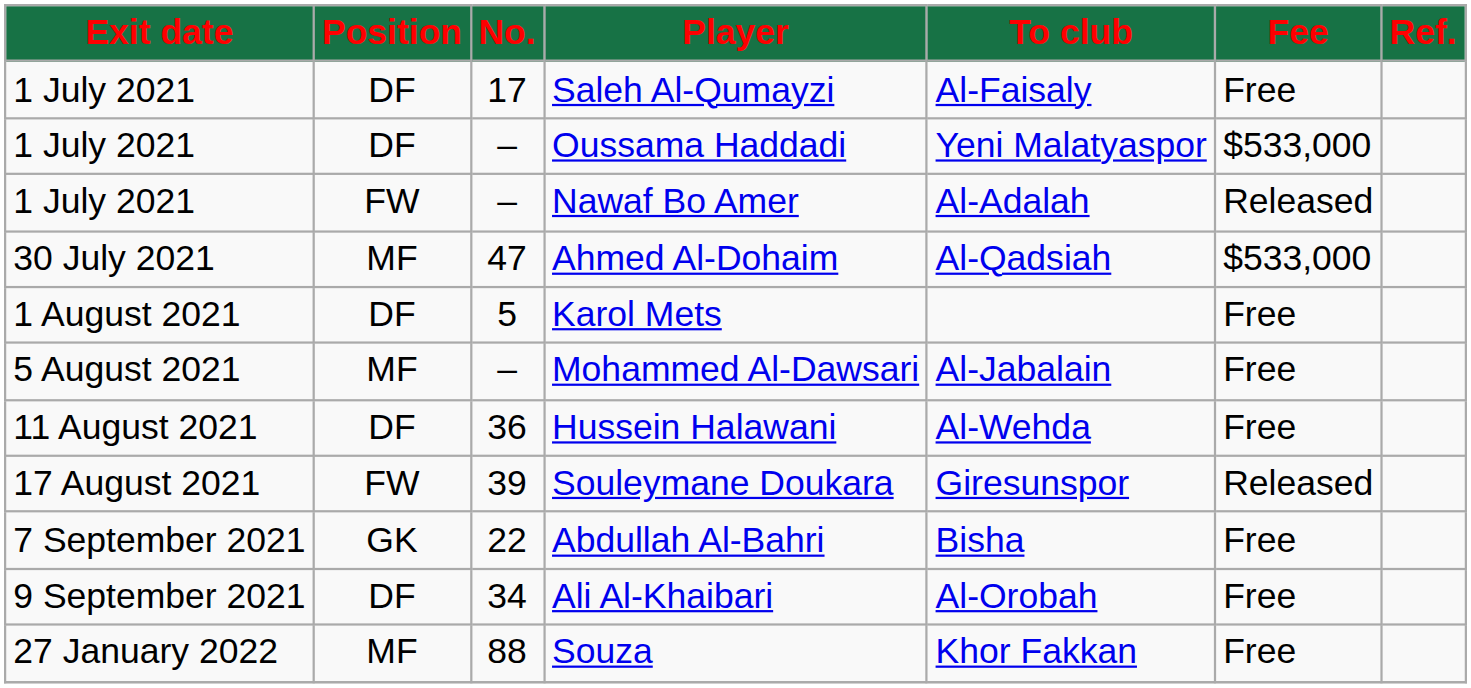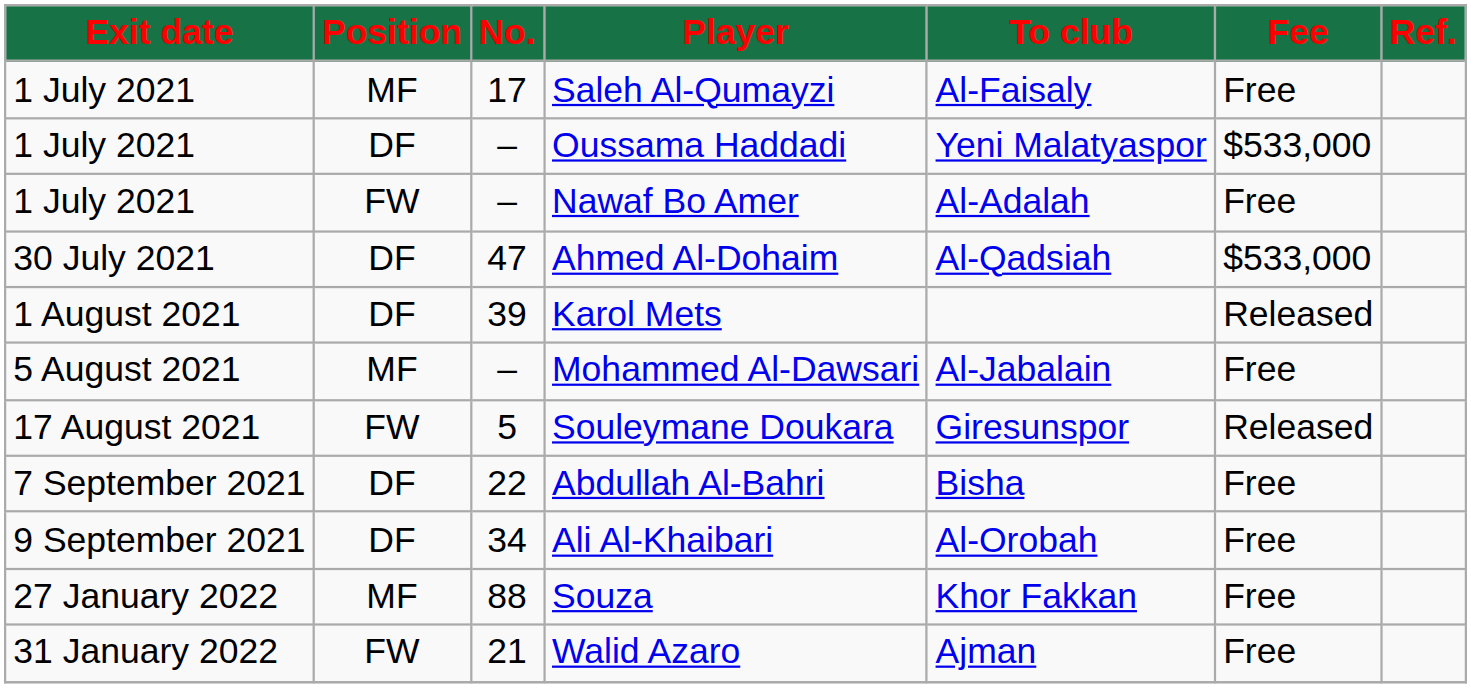(392, 88) DF -> (392, 88) MF
(1298, 201) Released -> (1260, 201) Free
(392, 257) MF -> (392, 257) DF
(507, 314) 5 -> (507, 314) 39
(1260, 314) Free -> (1298, 314) Released
- row: (694, 426)
(507, 483) 39 -> (507, 426) 5
(392, 539) GK -> (392, 483) DF
+ row: (646, 652)
